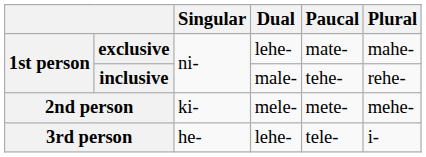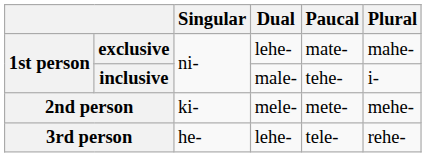(387, 78) rehe- -> (373, 78) i-
(373, 136) i- -> (387, 136) rehe-
